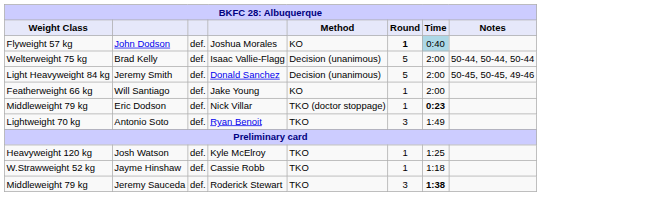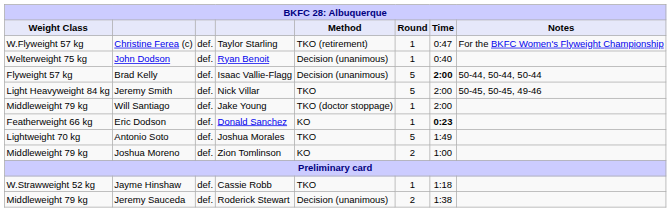+ row: (154, 43)
(40, 43) Flyweight 57 kg -> (47, 59) Welterweight 75 kg
(244, 43) Joshua Morales -> (243, 59) Ryan Benoit
(296, 43) KO -> (342, 59) Decision (unanimous)
(405, 43) bold -> (412, 59) normal
(436, 43) lightblue background -> (443, 59) no background
(47, 59) Welterweight 75 kg -> (40, 74) Flyweight 57 kg
(436, 59) normal -> (443, 74) bold
(245, 74) Donald Sanchez -> (239, 90) Nick Villar
(335, 74) Decision (unanimous) -> (306, 90) TKO
(50, 90) Featherweight 66 kg -> (47, 106) Middleweight 79 kg
(296, 90) KO -> (345, 106) TKO (doctor stoppage)
(47, 106) Middleweight 79 kg -> (50, 121) Featherweight 66 kg
(231, 106) Nick Villar -> (252, 121) Donald Sanchez
(337, 106) TKO (doctor stoppage) -> (303, 121) KO
(236, 121) Ryan Benoit -> (251, 137) Joshua Morales
(405, 121) 3 -> (412, 137) 5
+ row: (147, 152)
- row: (142, 152)
(299, 184) TKO -> (342, 199) Decision (unanimous)
(405, 184) 3 -> (412, 199) 2
(436, 184) bold -> (443, 199) normal
